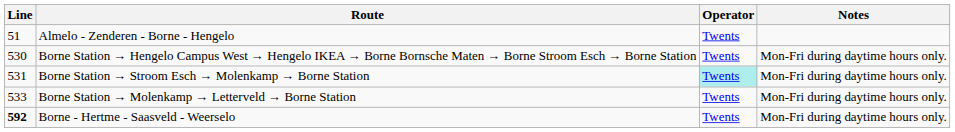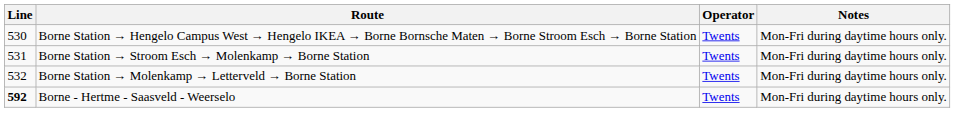- row: (136, 35)
(721, 76) paleturquoise background -> (721, 55) no background
(17, 96) 533 -> (17, 76) 532
